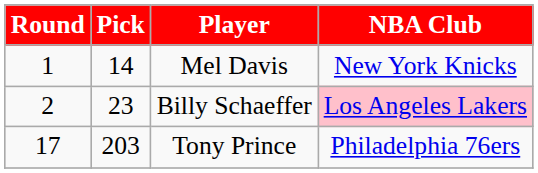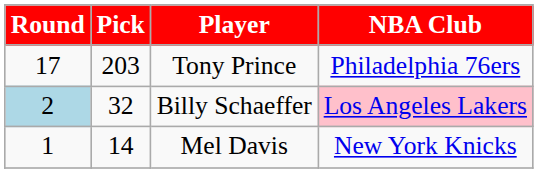rows swapped: (234, 65) <-> (234, 146)
(48, 106) no background -> (48, 106) lightblue background
(121, 106) 23 -> (121, 106) 32
